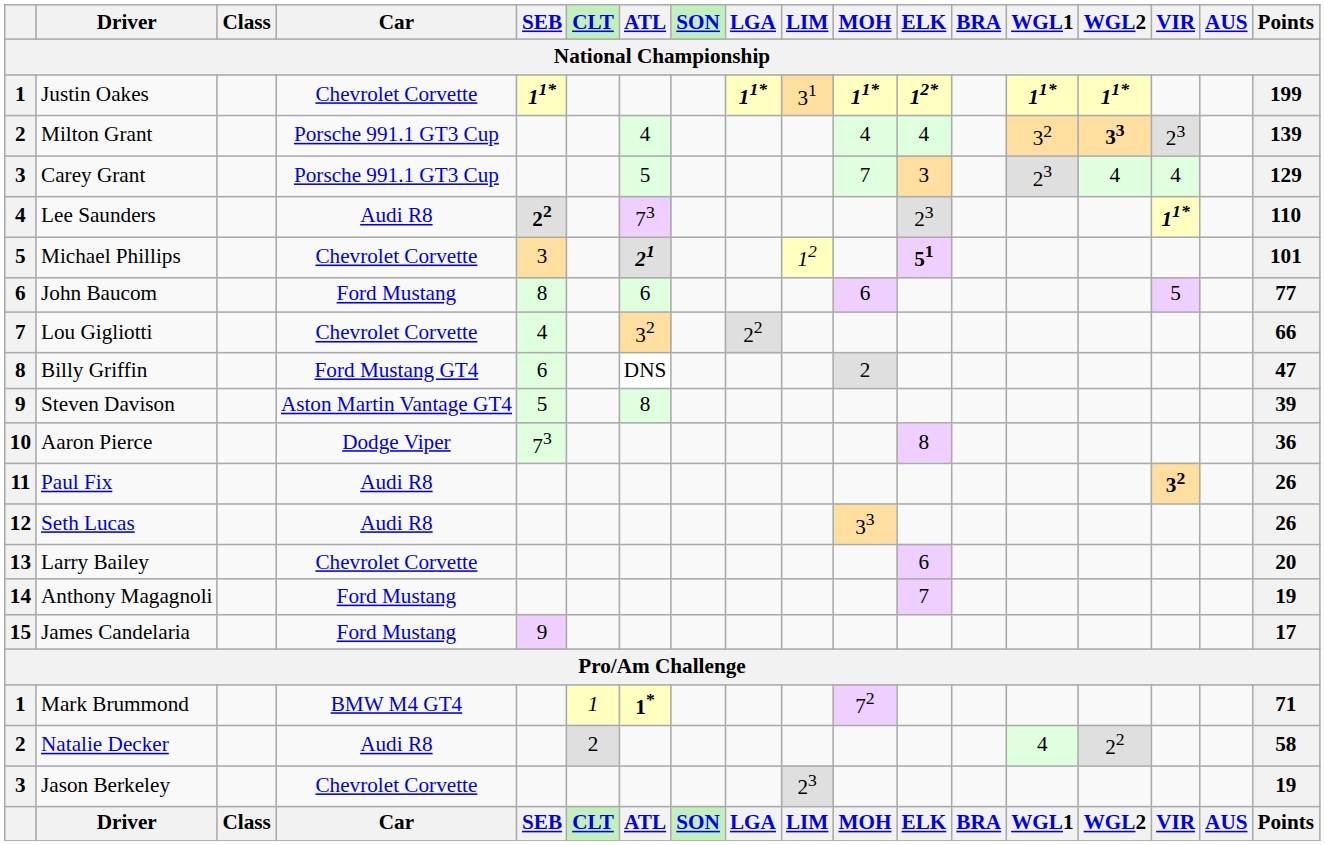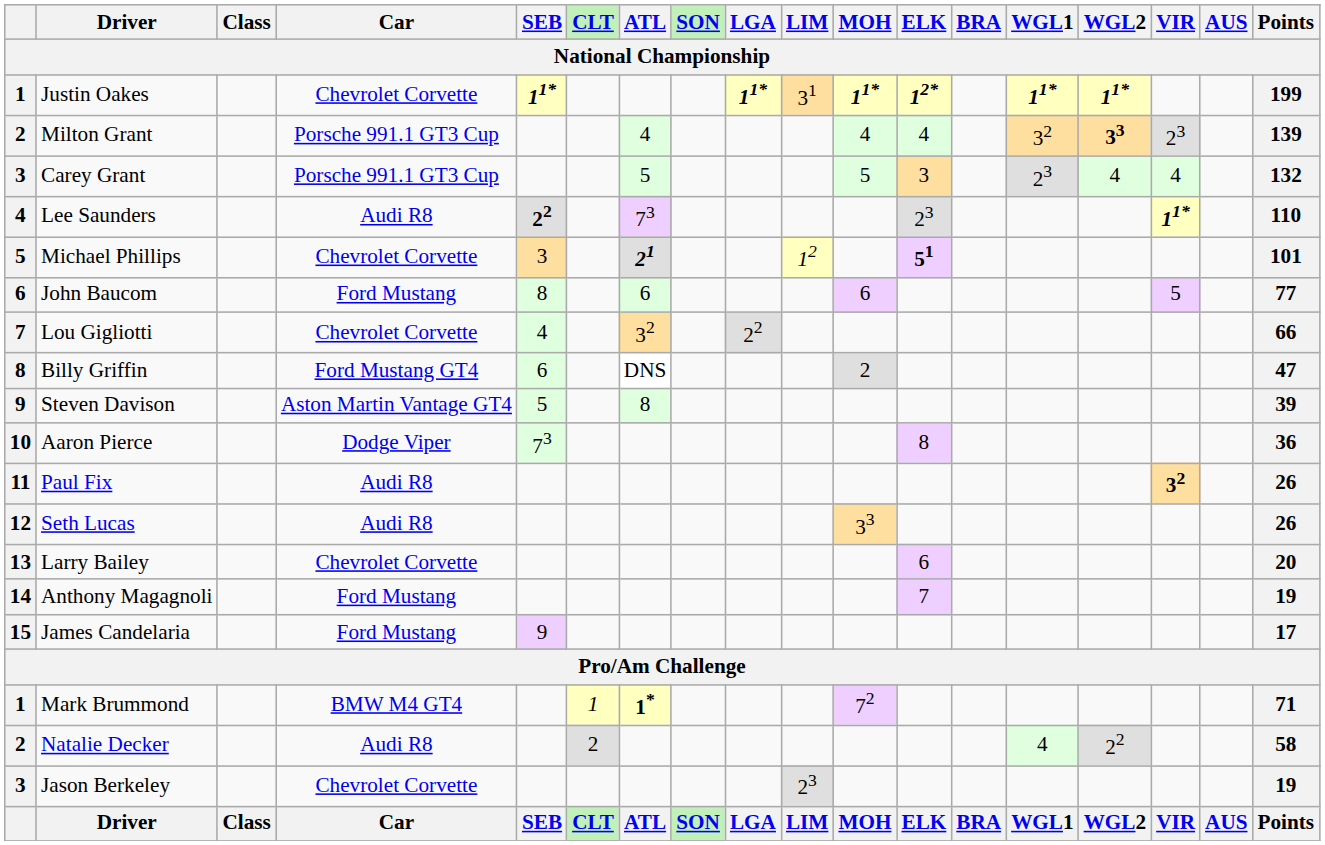(865, 175) 7 -> (865, 175) 5
(1286, 175) 129 -> (1286, 175) 132
